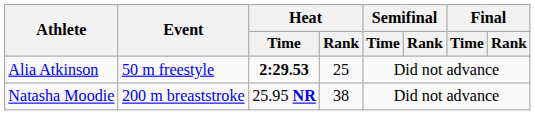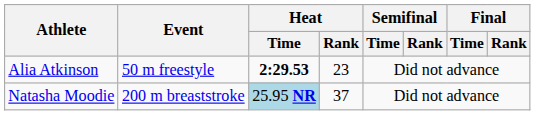(341, 69) 25 -> (341, 69) 23
(284, 96) no background -> (284, 96) lightblue background
(341, 96) 38 -> (341, 96) 37
